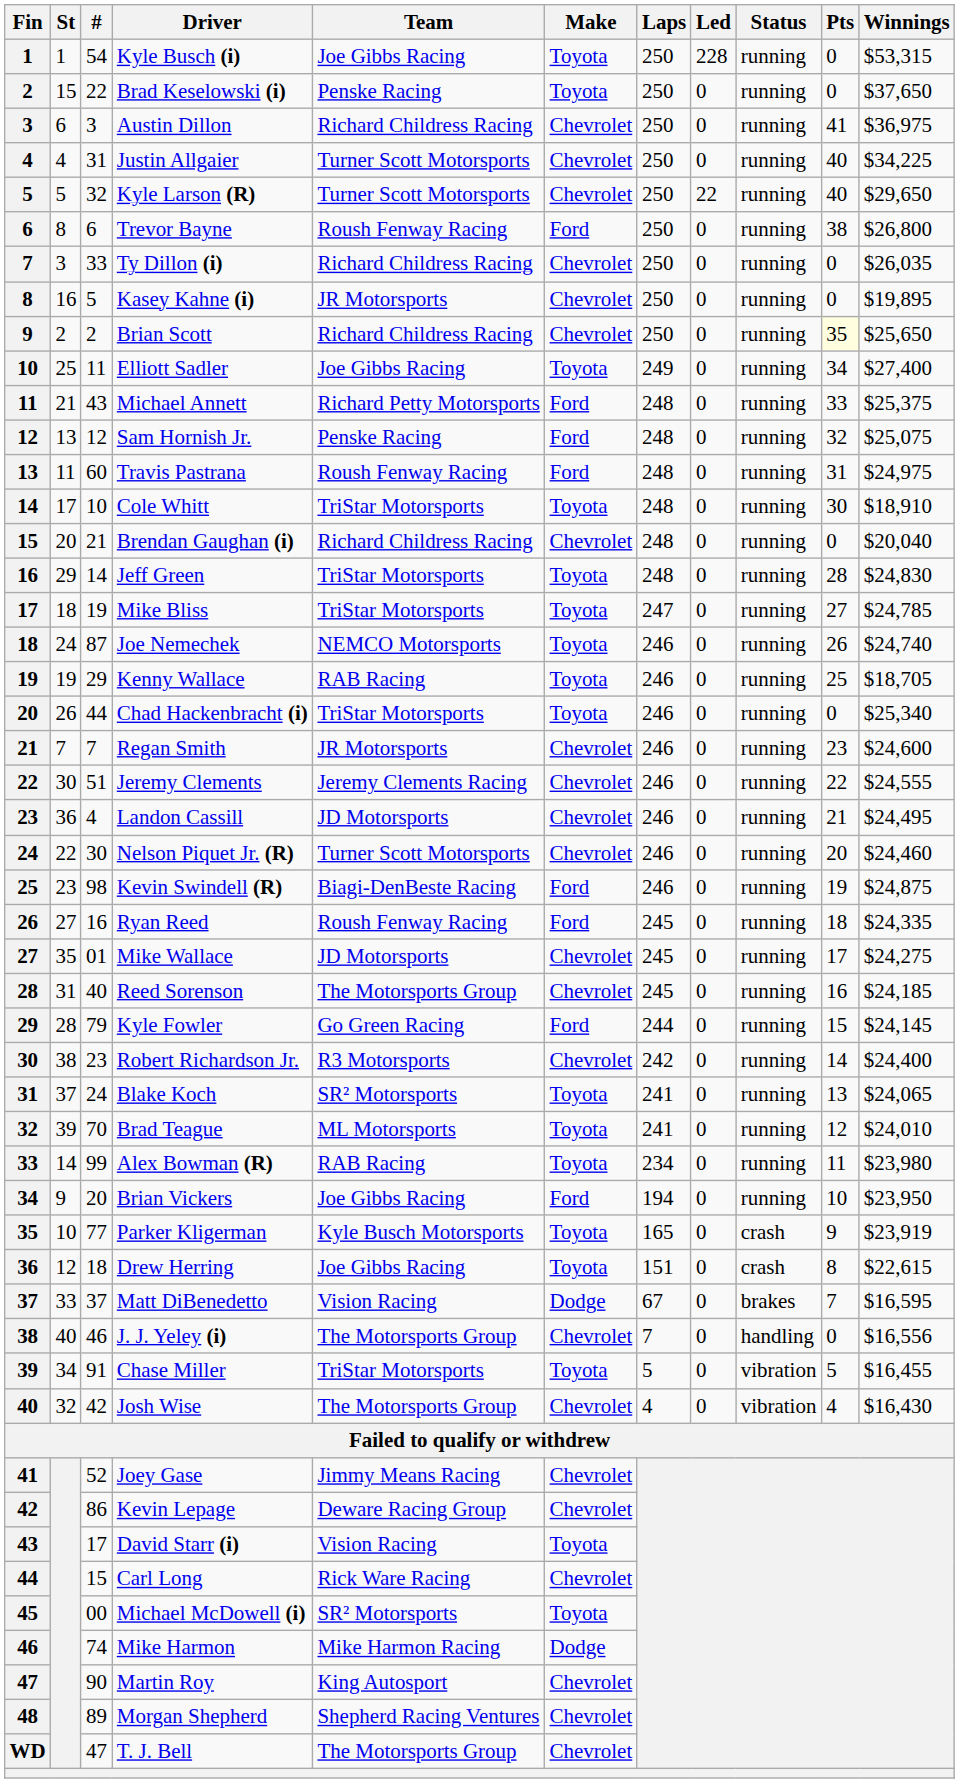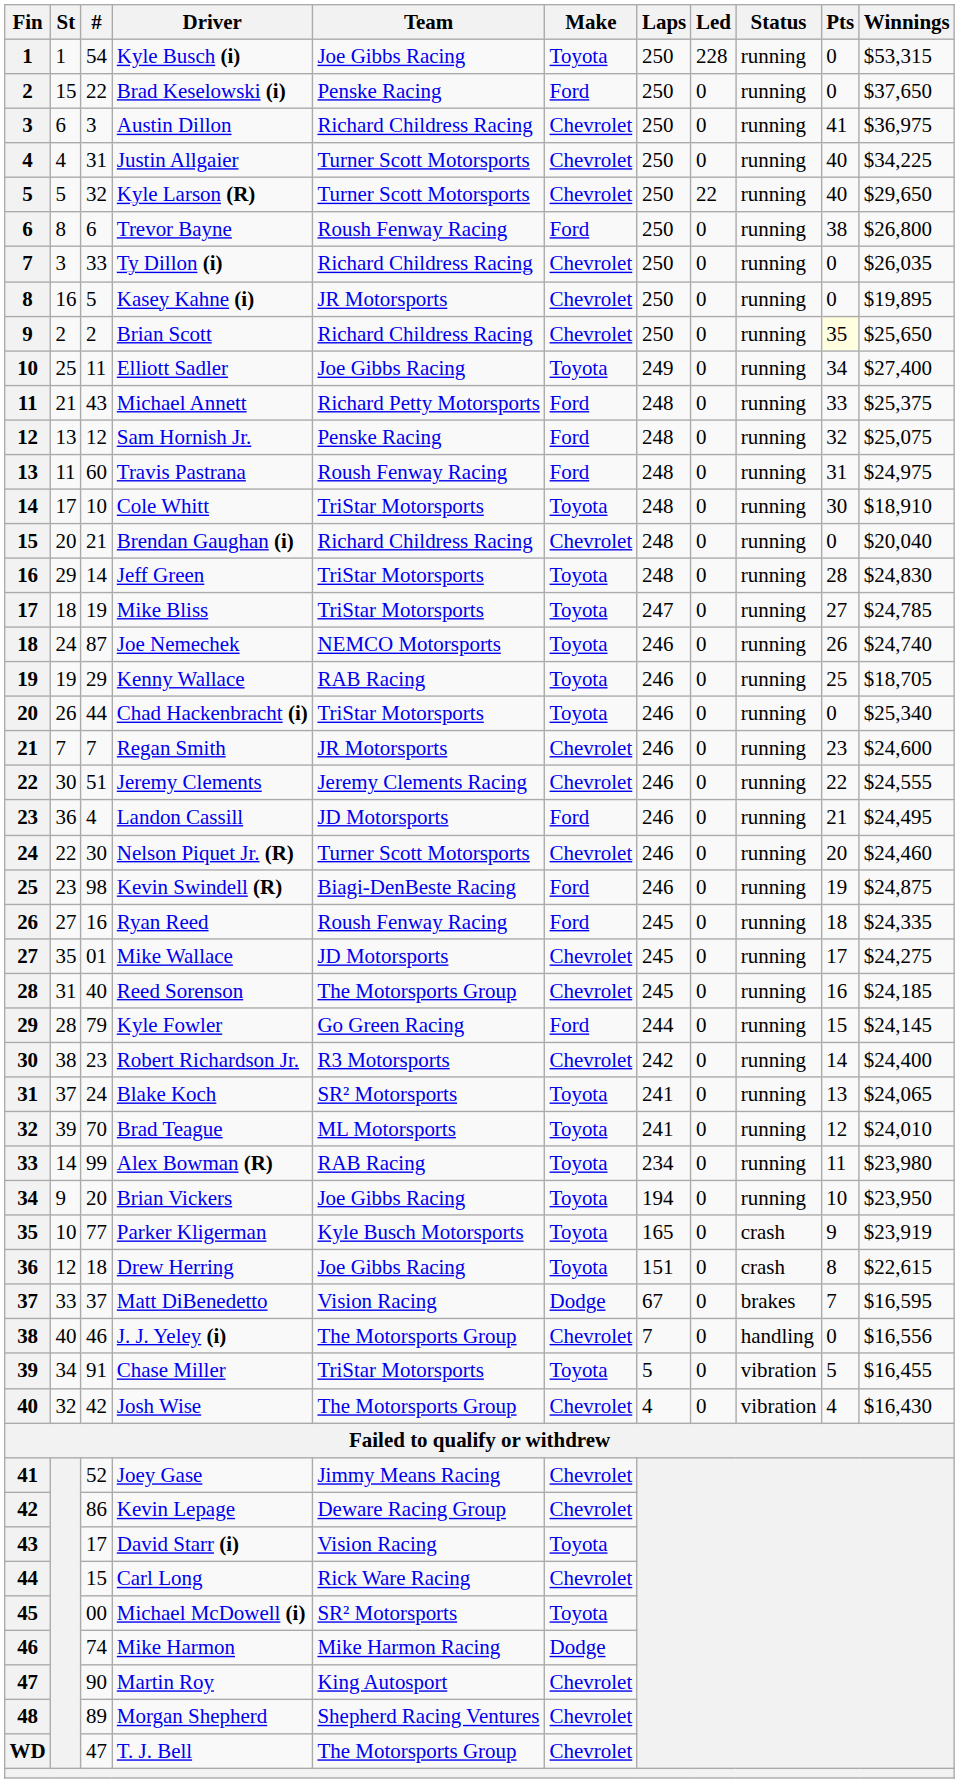(579, 91) Toyota -> (569, 91) Ford
(591, 817) Chevrolet -> (569, 817) Ford
(569, 1197) Ford -> (579, 1197) Toyota
